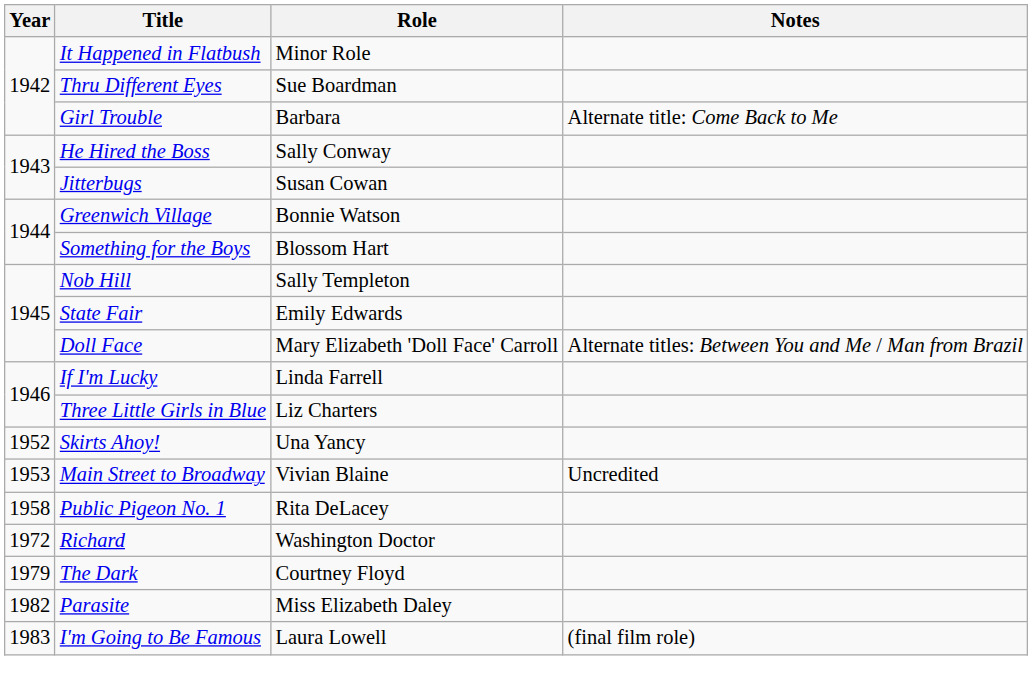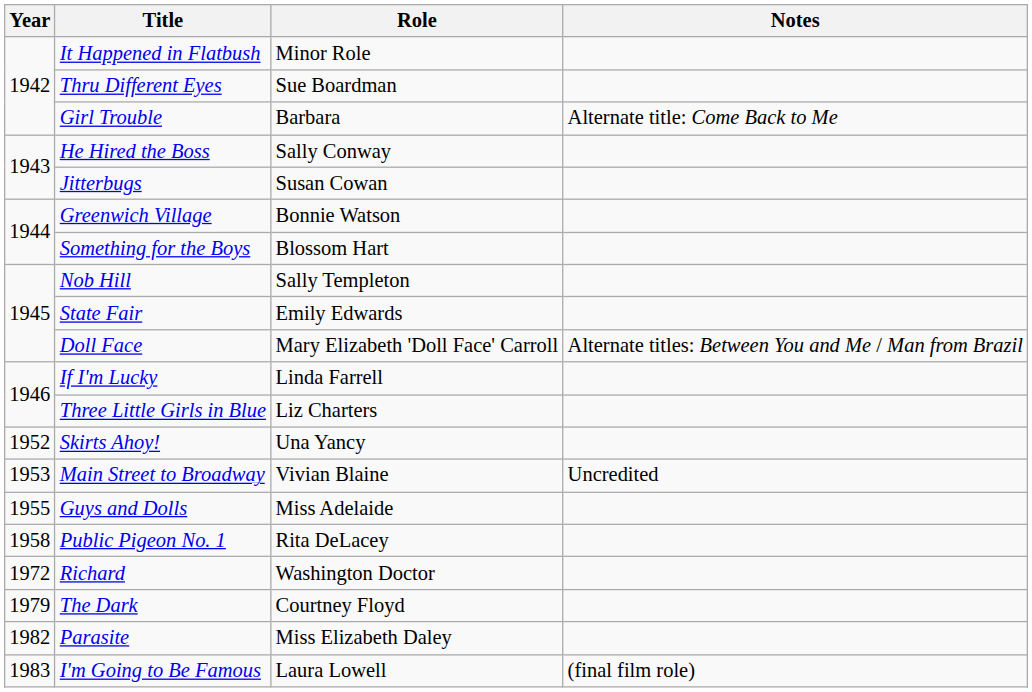+ row: (123, 507)
